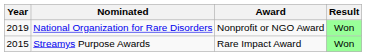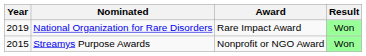(271, 28) Nonprofit or NGO Award -> (259, 28) Rare Impact Award
(259, 43) Rare Impact Award -> (271, 43) Nonprofit or NGO Award
